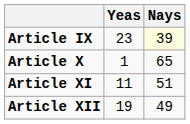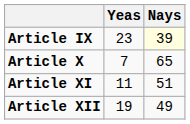(124, 62) 1 -> (124, 62) 7
